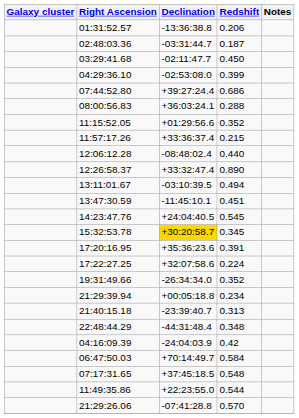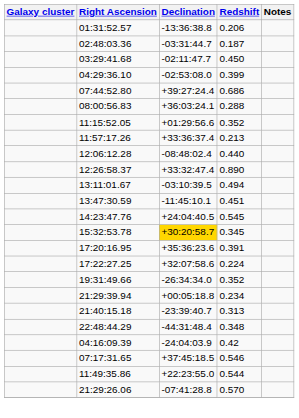(232, 138) 0.215 -> (232, 138) 0.213
- row: (105, 358)
(232, 374) 0.548 -> (232, 358) 0.546
